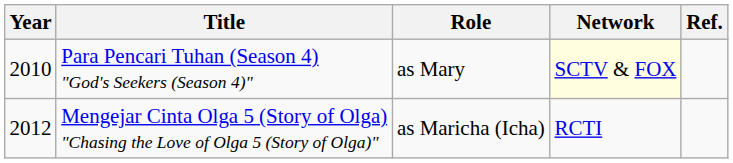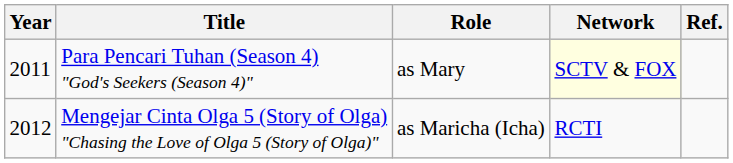(31, 68) 2010 -> (30, 68) 2011
